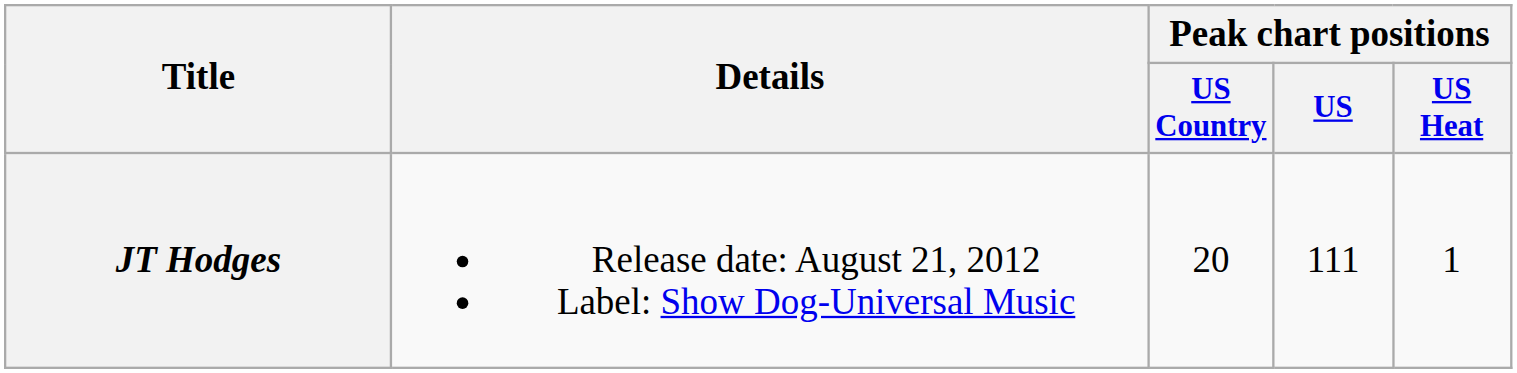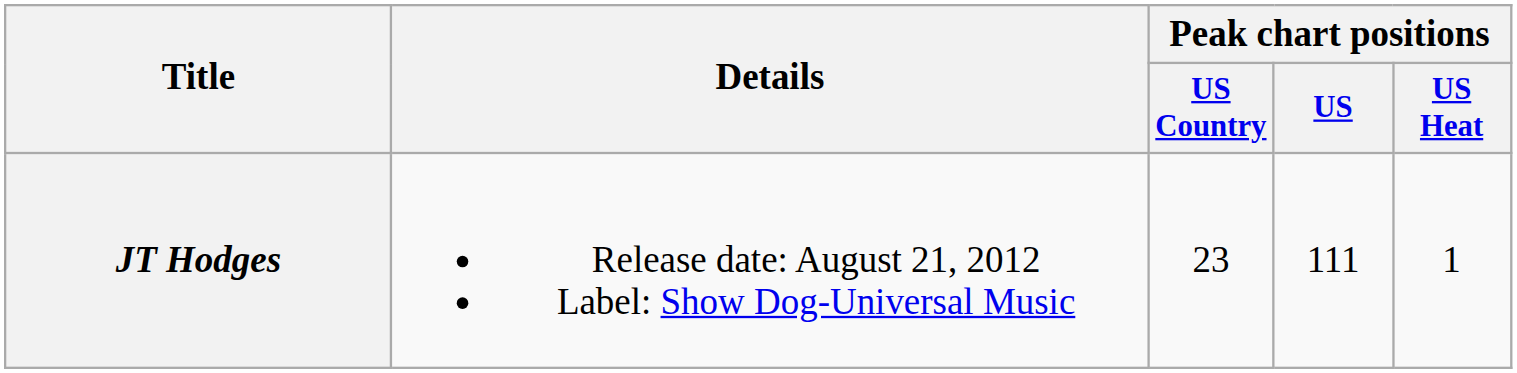(1211, 259) 20 -> (1211, 259) 23
